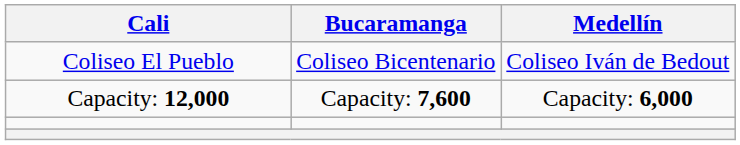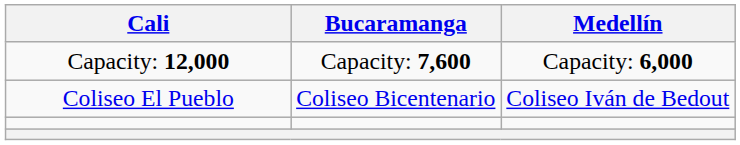rows swapped: (148, 60) <-> (148, 98)
